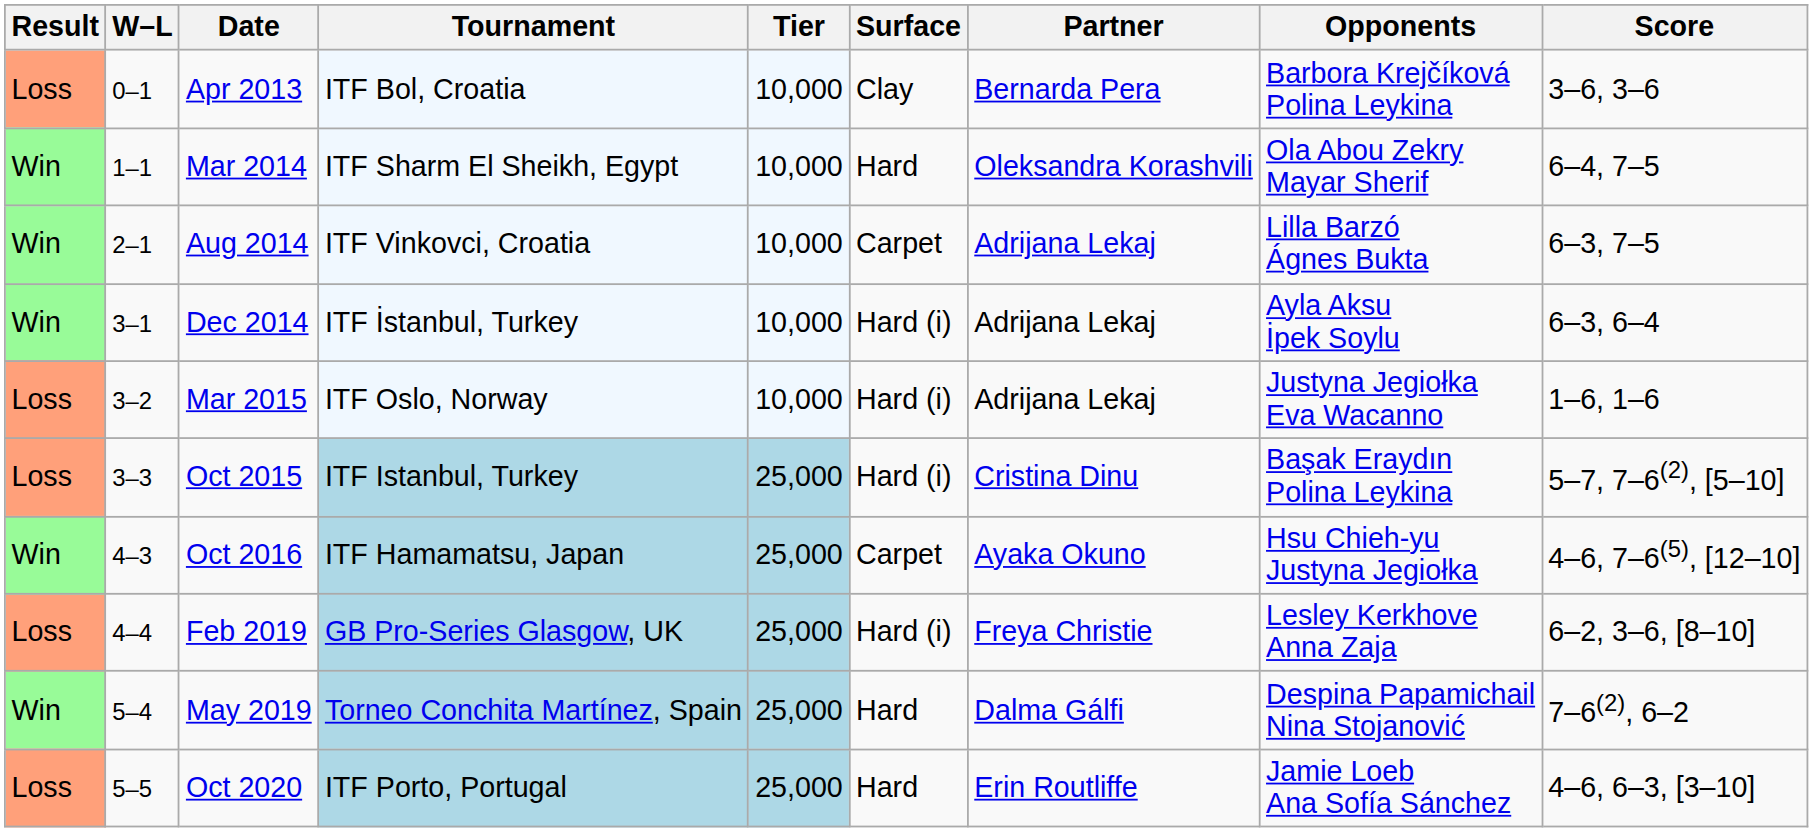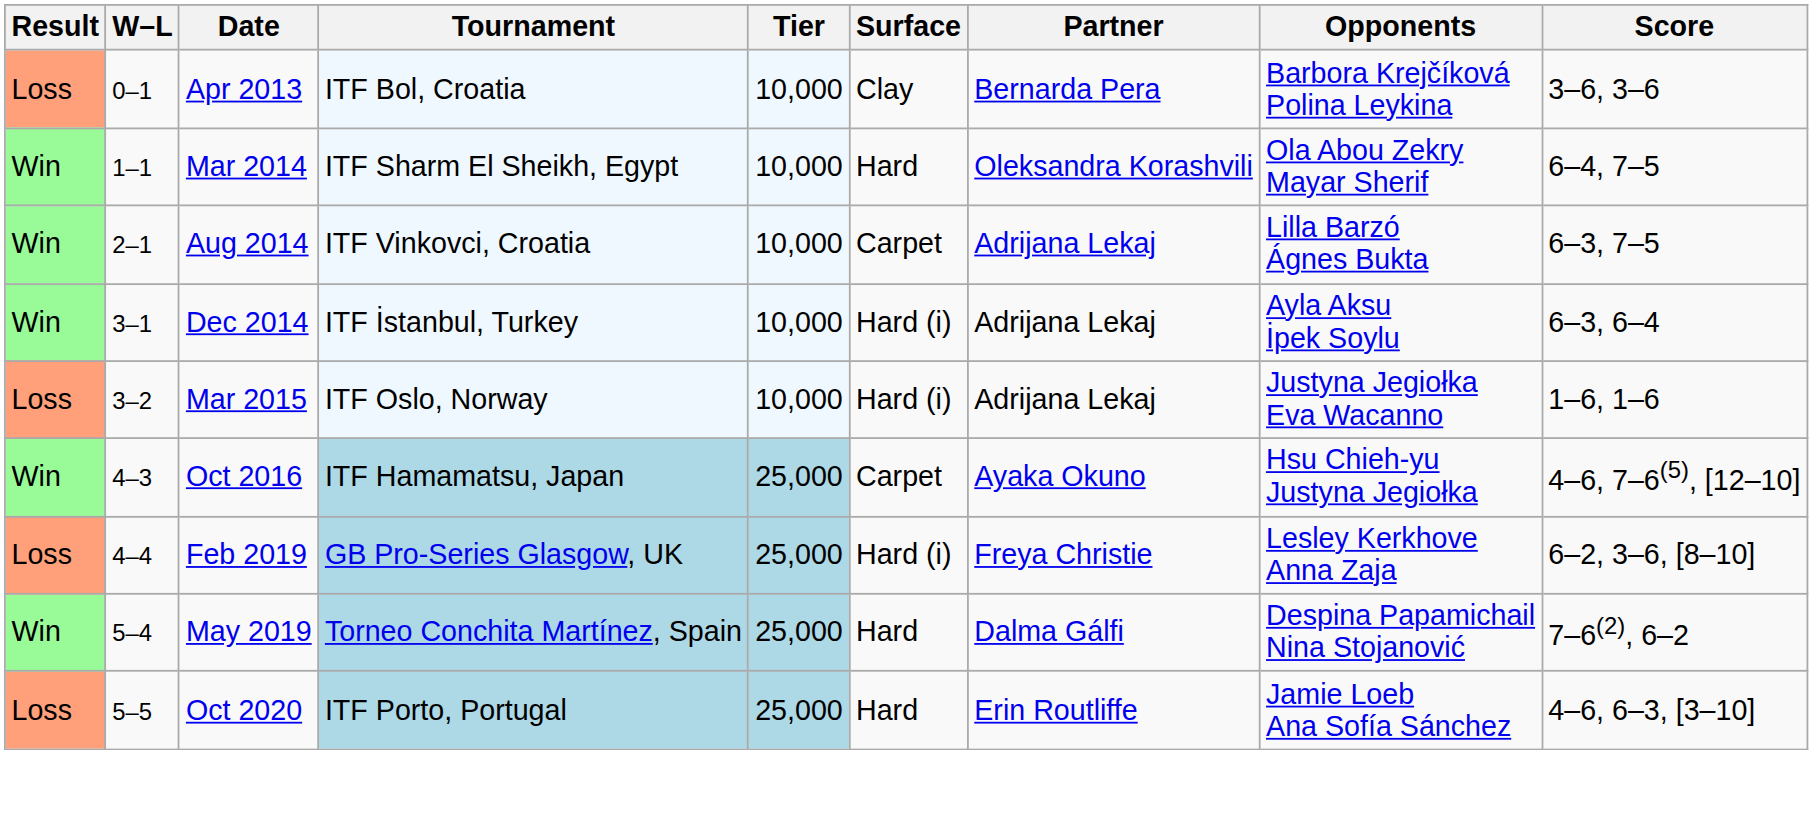- row: (244, 476)
